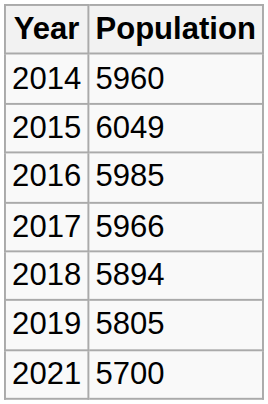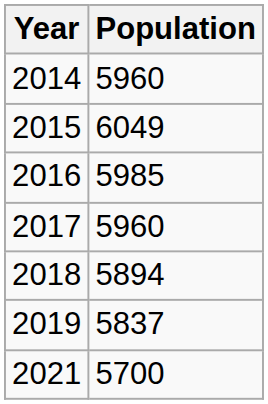(130, 226) 5966 -> (130, 226) 5960
(130, 324) 5805 -> (130, 324) 5837
